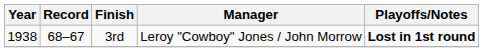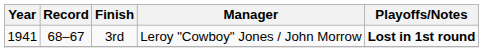(22, 36) 1938 -> (22, 36) 1941
